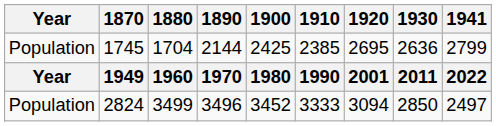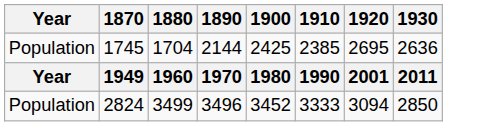- column: (467, 18)
